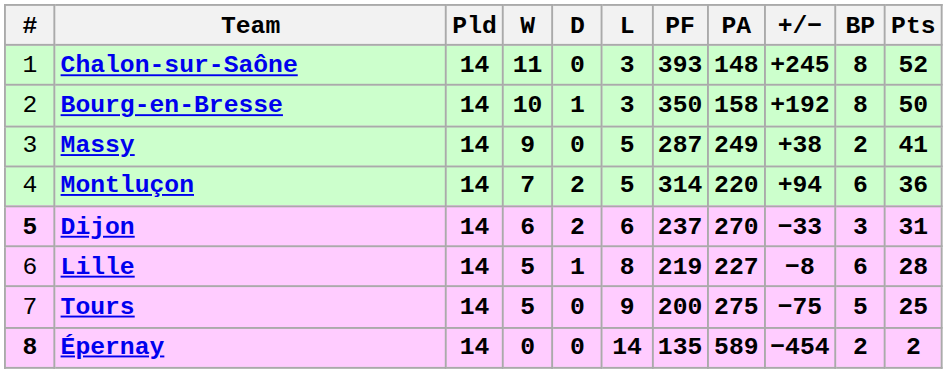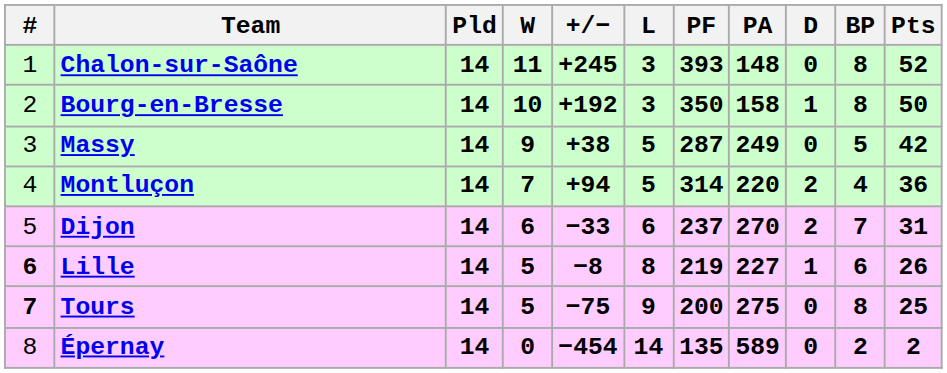columns swapped: (577, 25) <-> (800, 25)
(860, 146) 2 -> (860, 146) 5
(913, 146) 41 -> (913, 146) 42
(860, 186) 6 -> (860, 186) 4
(30, 226) bold -> (30, 226) normal
(860, 226) 3 -> (860, 226) 7
(30, 267) normal -> (30, 267) bold
(913, 267) 28 -> (913, 267) 26
(30, 307) normal -> (30, 307) bold
(860, 307) 5 -> (860, 307) 8
(30, 347) bold -> (30, 347) normal
